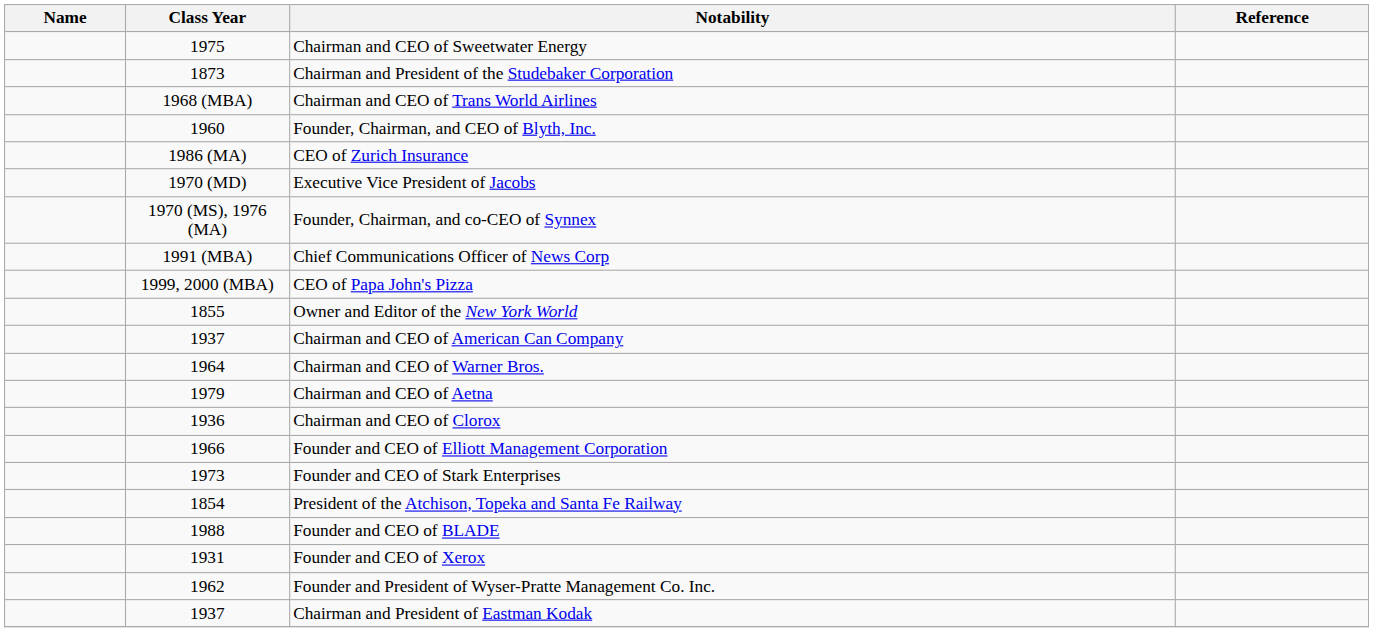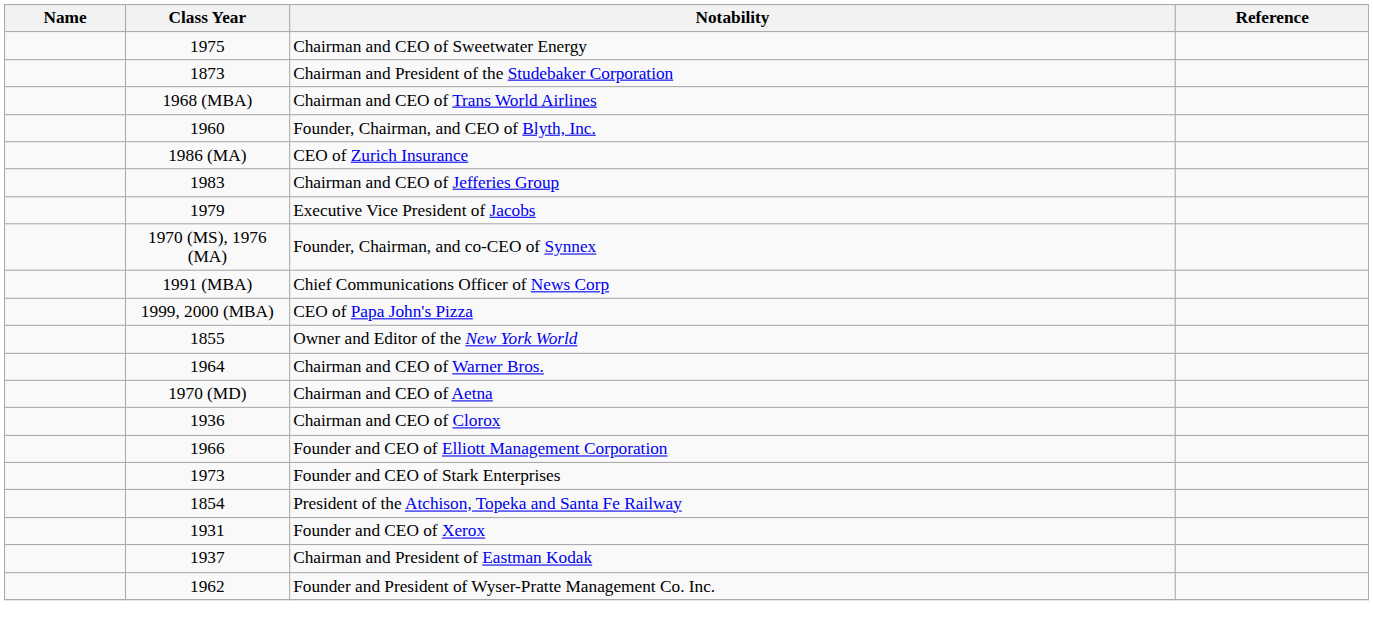+ row: (426, 182)
(207, 182) 1970 (MD) -> (207, 210) 1979
- row: (458, 339)
(207, 393) 1979 -> (207, 393) 1970 (MD)
- row: (396, 530)
rows swapped: (504, 585) <-> (443, 613)
